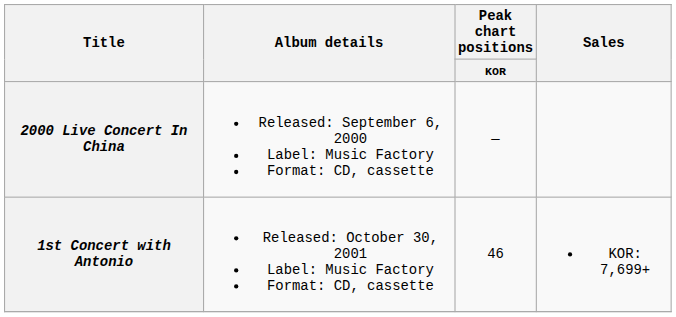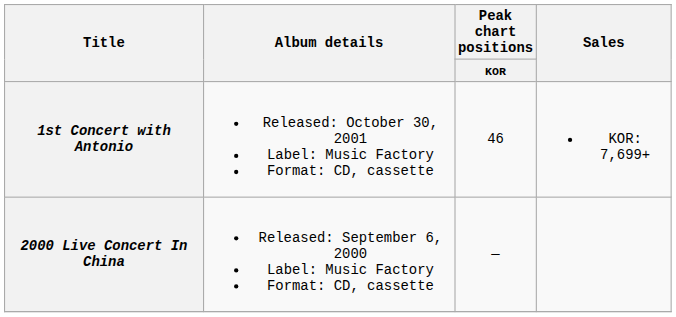rows swapped: (104, 139) <-> (104, 254)
